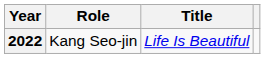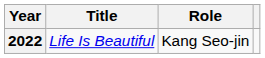columns swapped: (197, 16) <-> (93, 16)
